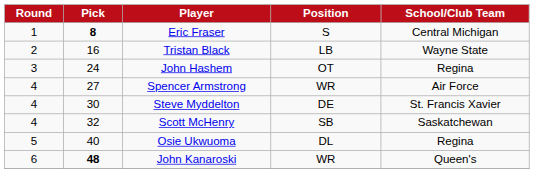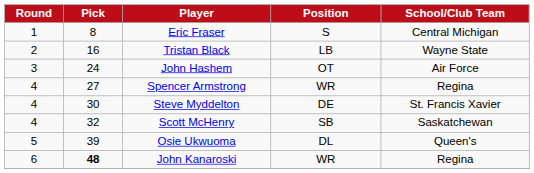(93, 31) bold -> (93, 31) normal
(455, 68) Regina -> (455, 68) Air Force
(455, 86) Air Force -> (455, 86) Regina
(93, 141) 40 -> (93, 141) 39
(455, 141) Regina -> (455, 141) Queen's
(455, 159) Queen's -> (455, 159) Regina
